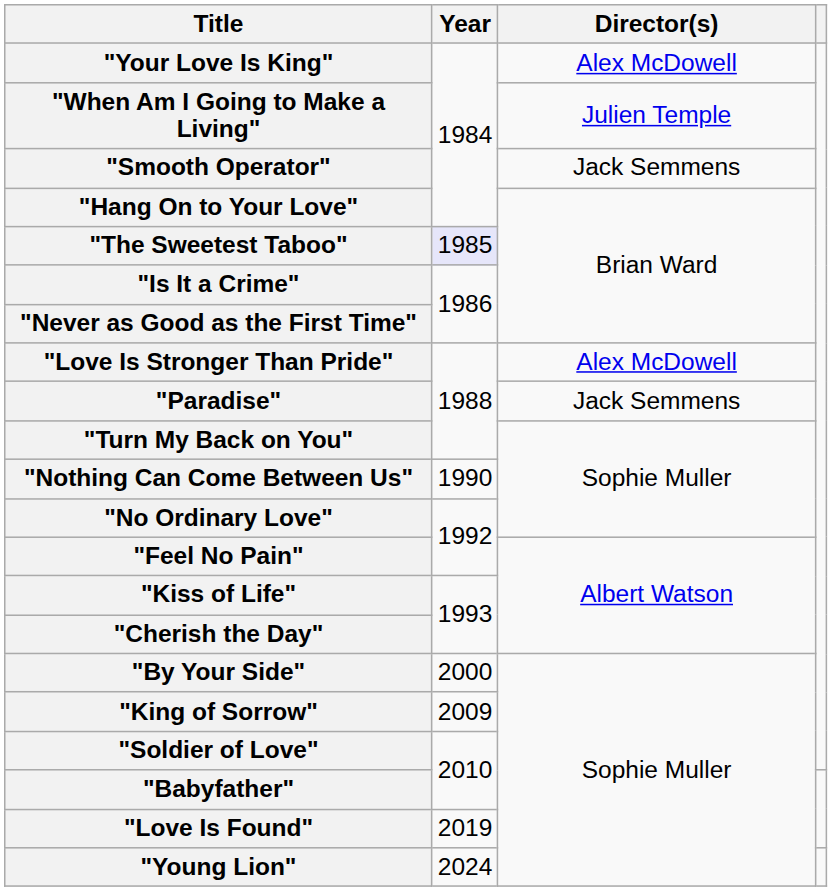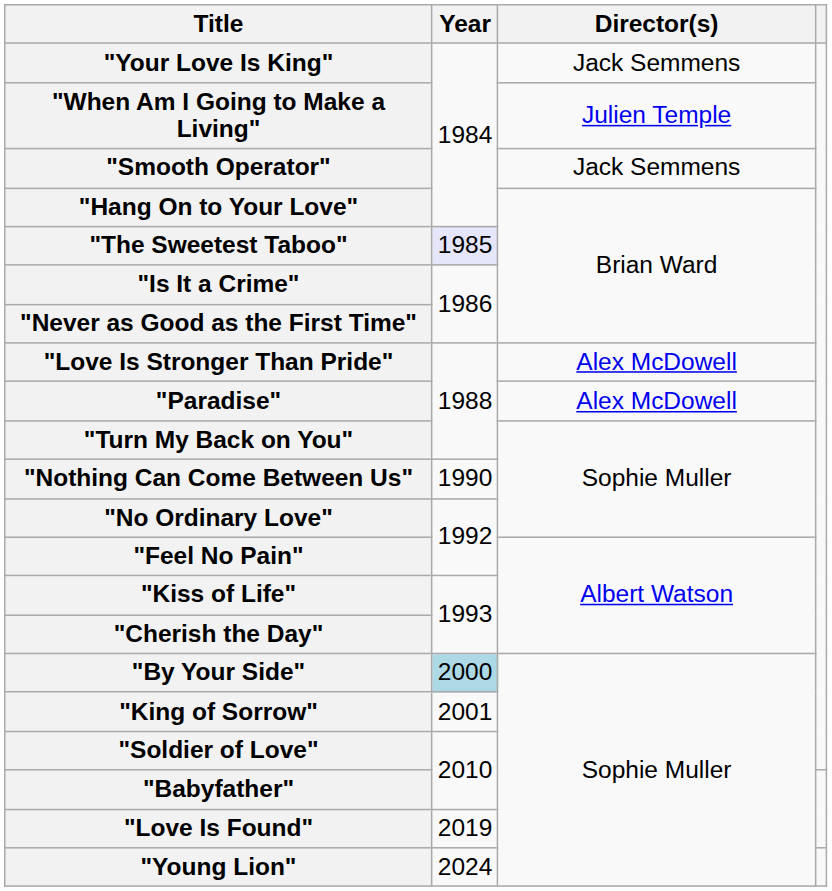(657, 62) Alex McDowell -> (657, 62) Jack Semmens
(657, 400) Jack Semmens -> (657, 400) Alex McDowell
(465, 672) no background -> (465, 672) lightblue background
(465, 711) 2009 -> (465, 711) 2001
